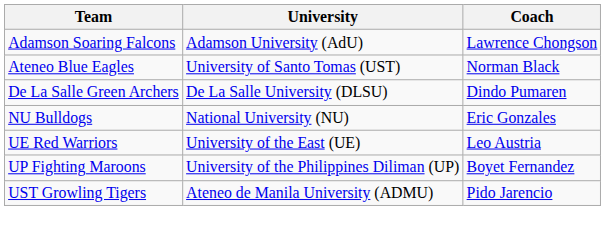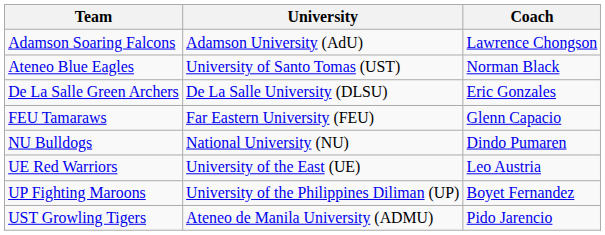(517, 92) Dindo Pumaren -> (511, 92) Eric Gonzales
+ row: (57, 117)
(511, 117) Eric Gonzales -> (517, 142) Dindo Pumaren
